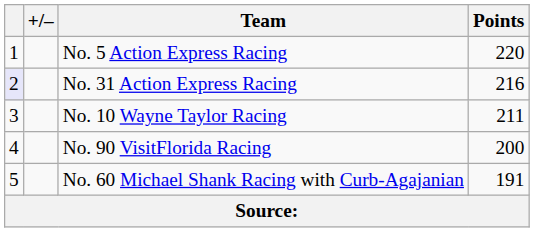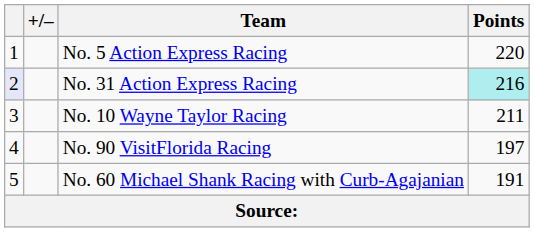(510, 84) no background -> (510, 84) paleturquoise background
(510, 147) 200 -> (510, 147) 197
